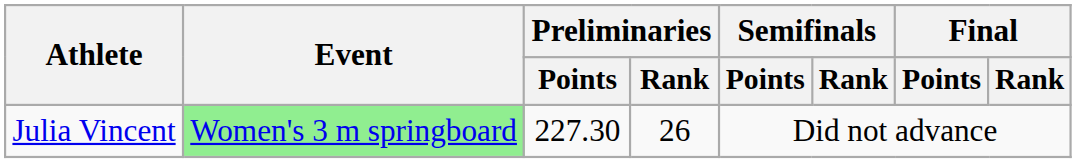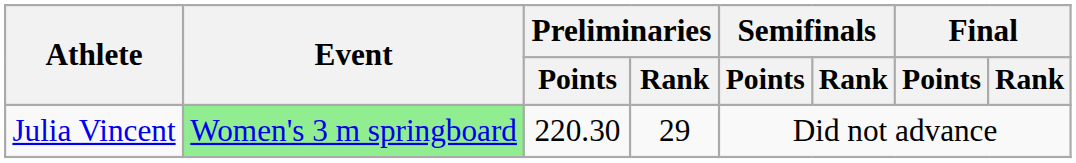(577, 130) 227.30 -> (577, 130) 220.30
(675, 130) 26 -> (675, 130) 29
